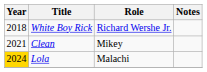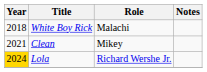(134, 28) Richard Wershe Jr. -> (113, 28) Malachi
(113, 59) Malachi -> (134, 59) Richard Wershe Jr.
